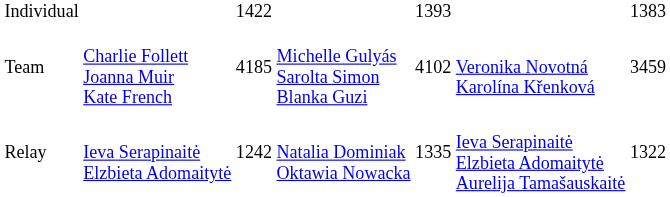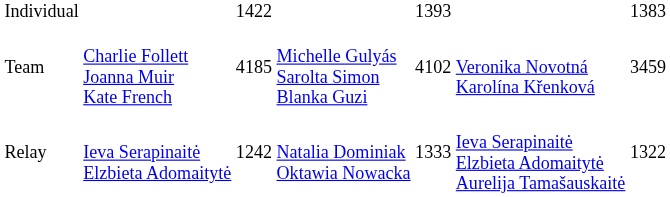(433, 152) 1335 -> (433, 152) 1333
